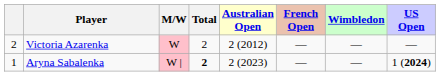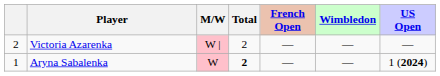- column: (248, 19)
(174, 44) W -> (213, 44) W |
(174, 62) W | -> (213, 62) W
